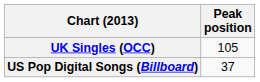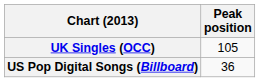(228, 67) 37 -> (228, 67) 36
